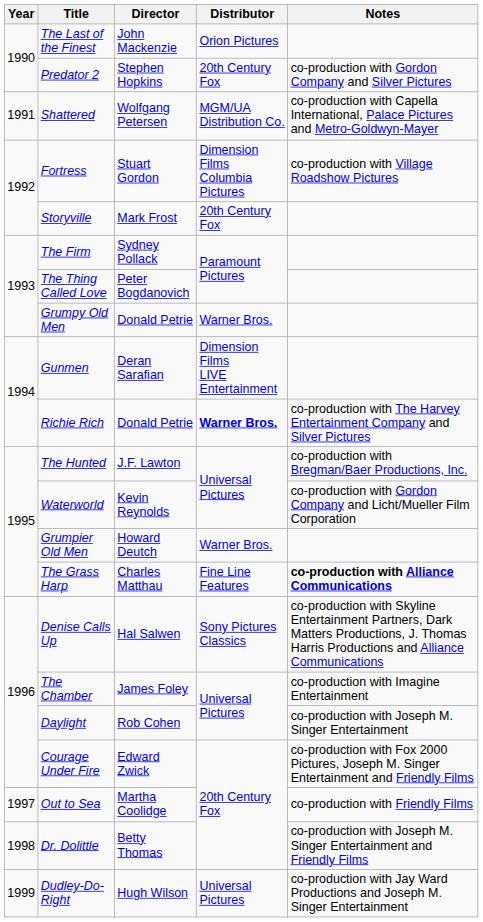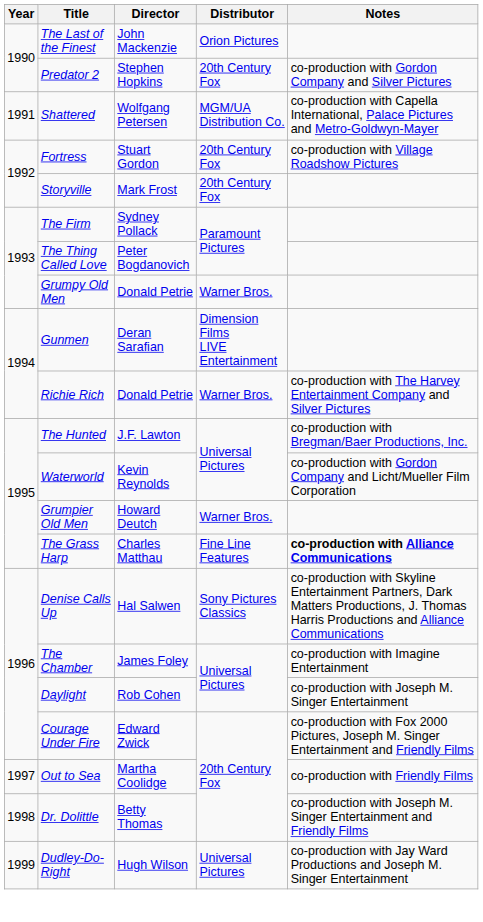(229, 170) Dimension Films Columbia Pictures -> (235, 156) 20th Century Fox
(238, 422) bold -> (236, 394) normal
